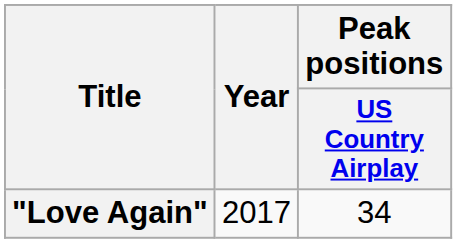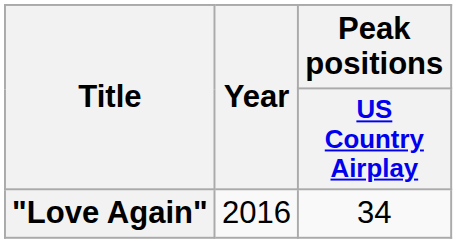(257, 212) 2017 -> (257, 212) 2016
